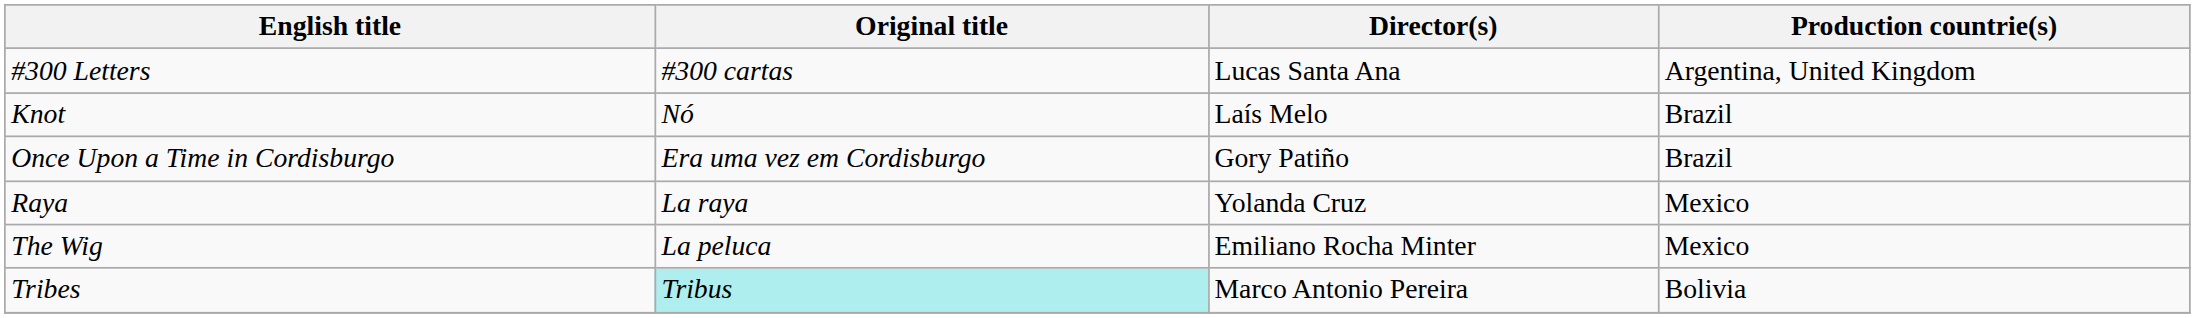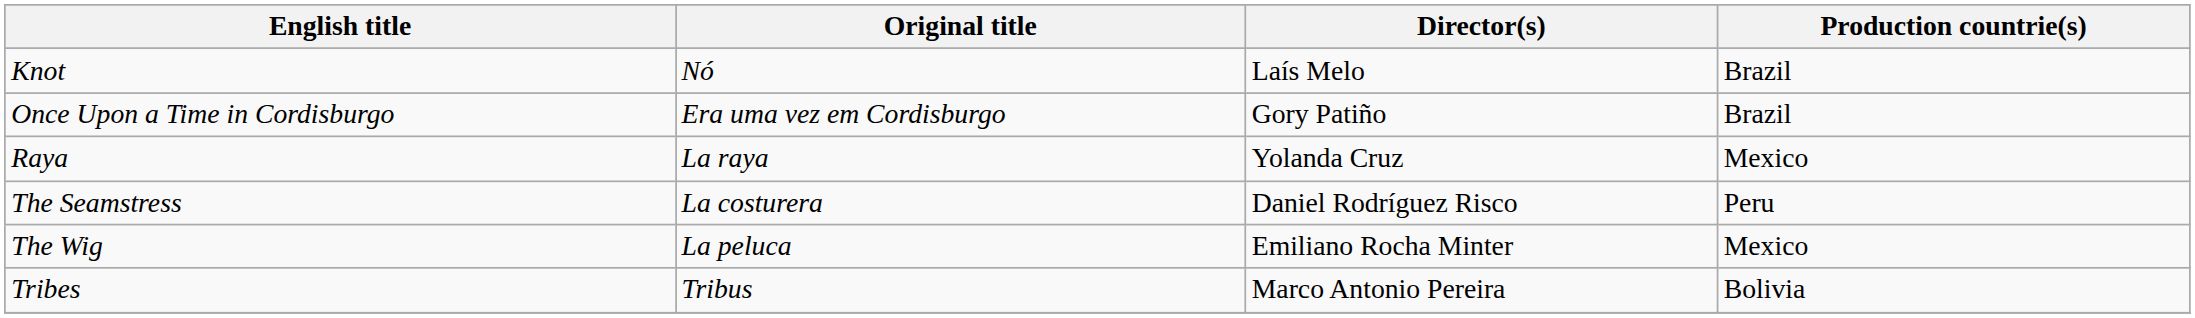- row: (81, 70)
+ row: (96, 202)
(697, 289) paleturquoise background -> (717, 289) no background
